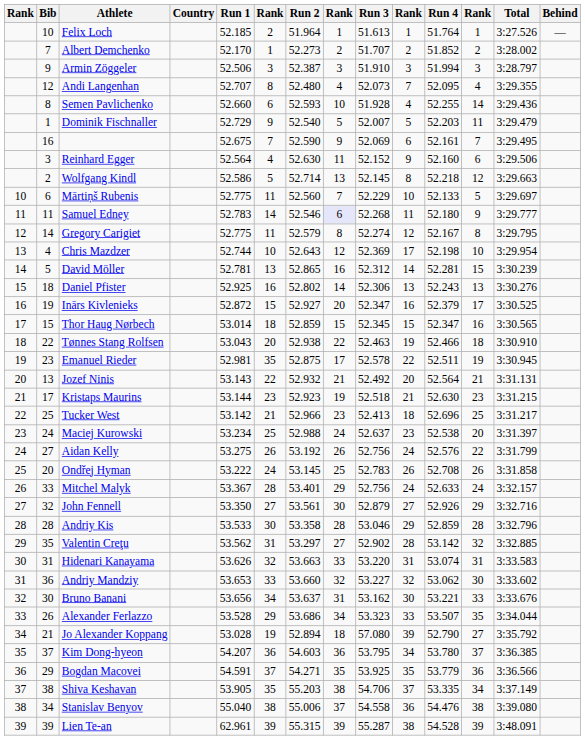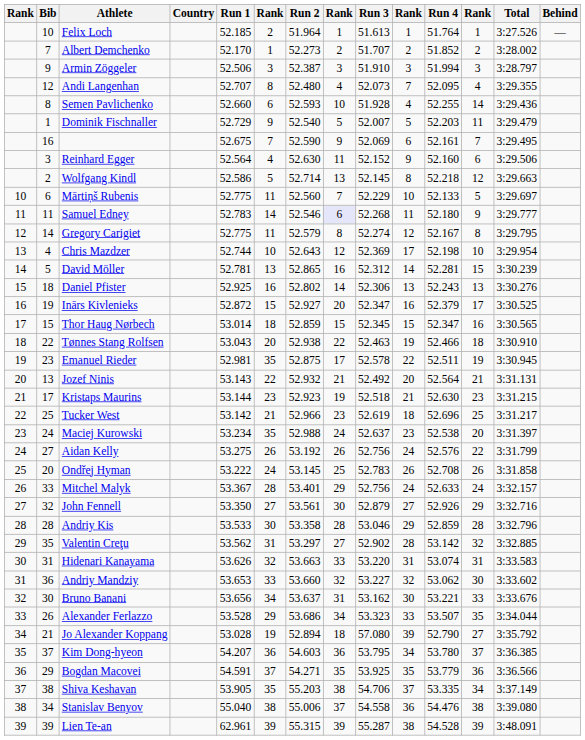(374, 415) 52.413 -> (374, 415) 52.619
(270, 433) 25 -> (270, 433) 35
